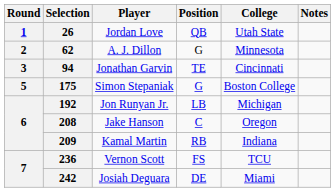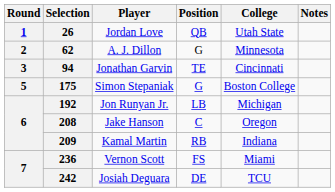(259, 159) TCU -> (259, 159) Miami
(259, 178) Miami -> (259, 178) TCU
